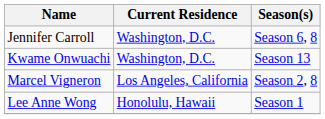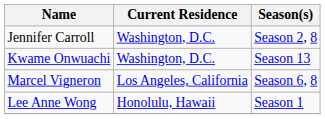(286, 37) Season 6, 8 -> (286, 37) Season 2, 8
(286, 80) Season 2, 8 -> (286, 80) Season 6, 8
